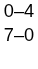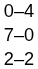+ row: (19, 58)
